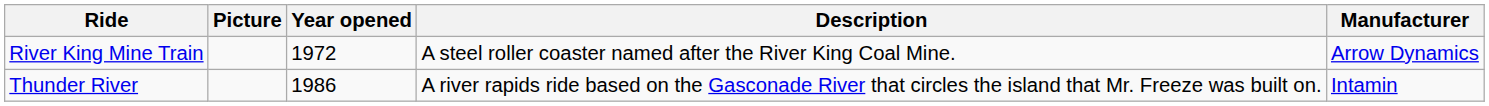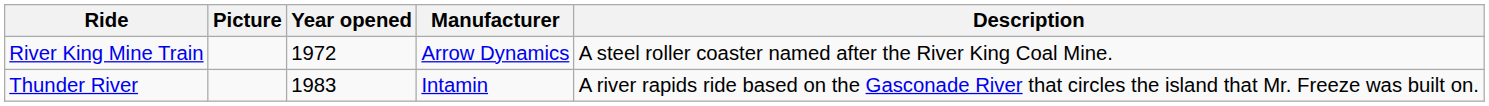columns swapped: (1405, 20) <-> (871, 20)
(314, 85) 1986 -> (314, 85) 1983
